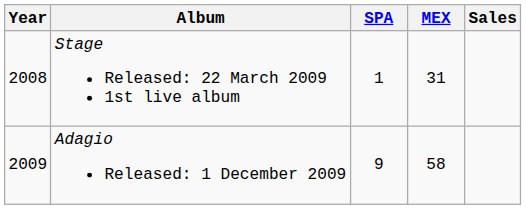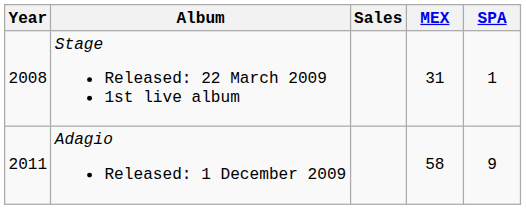columns swapped: (379, 18) <-> (493, 18)
(28, 165) 2009 -> (28, 165) 2011
